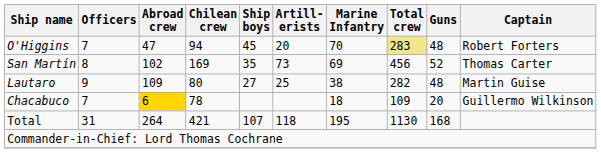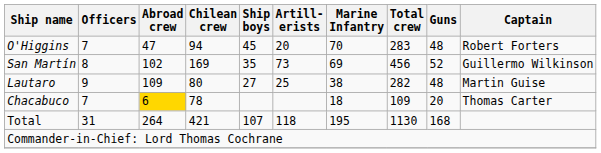(400, 46) khaki background -> (400, 46) no background
(507, 64) Thomas Carter -> (528, 64) Guillermo Wilkinson
(528, 102) Guillermo Wilkinson -> (507, 102) Thomas Carter
